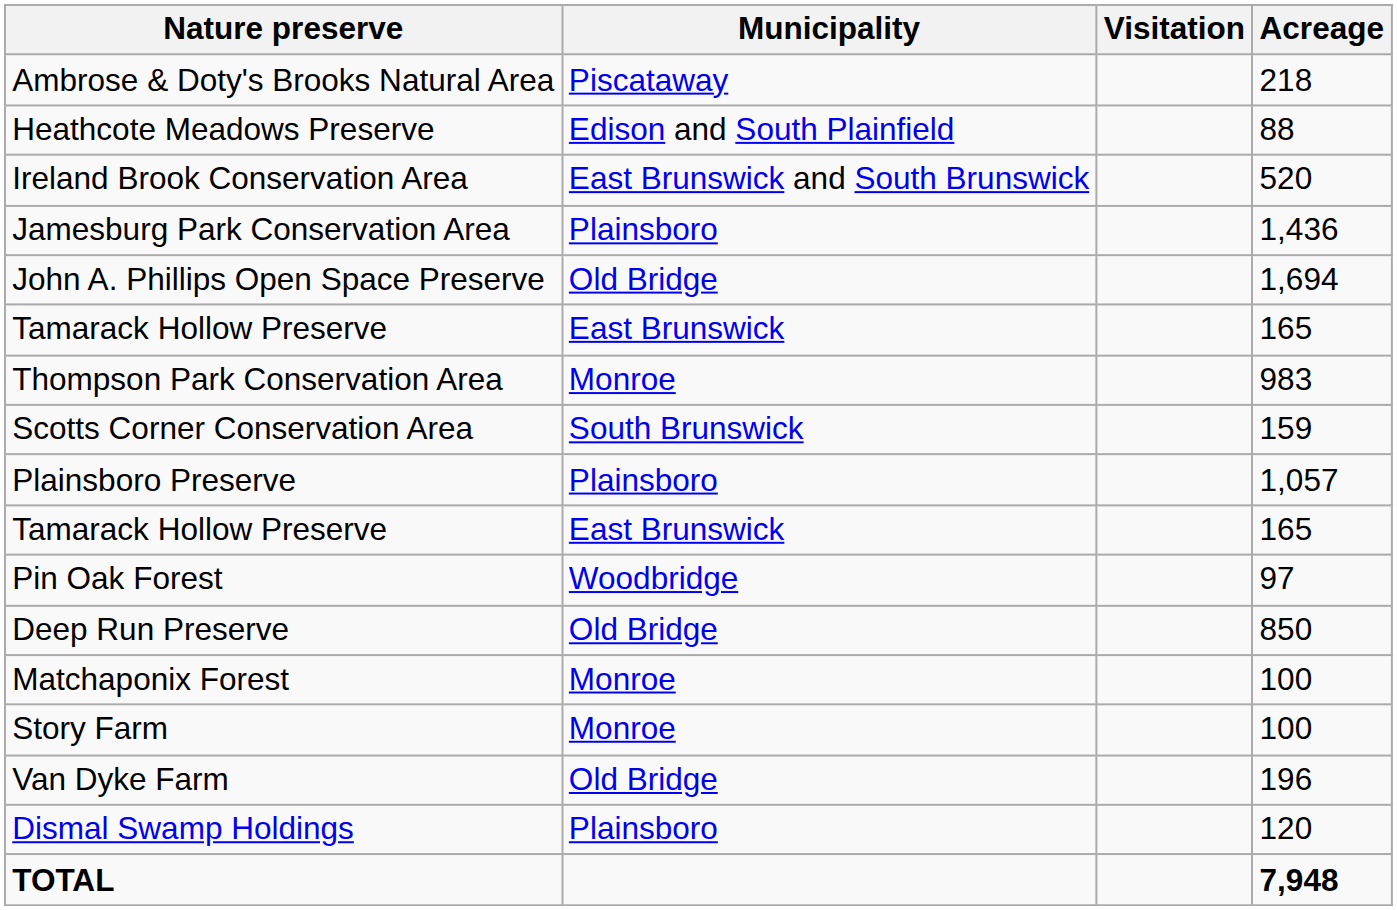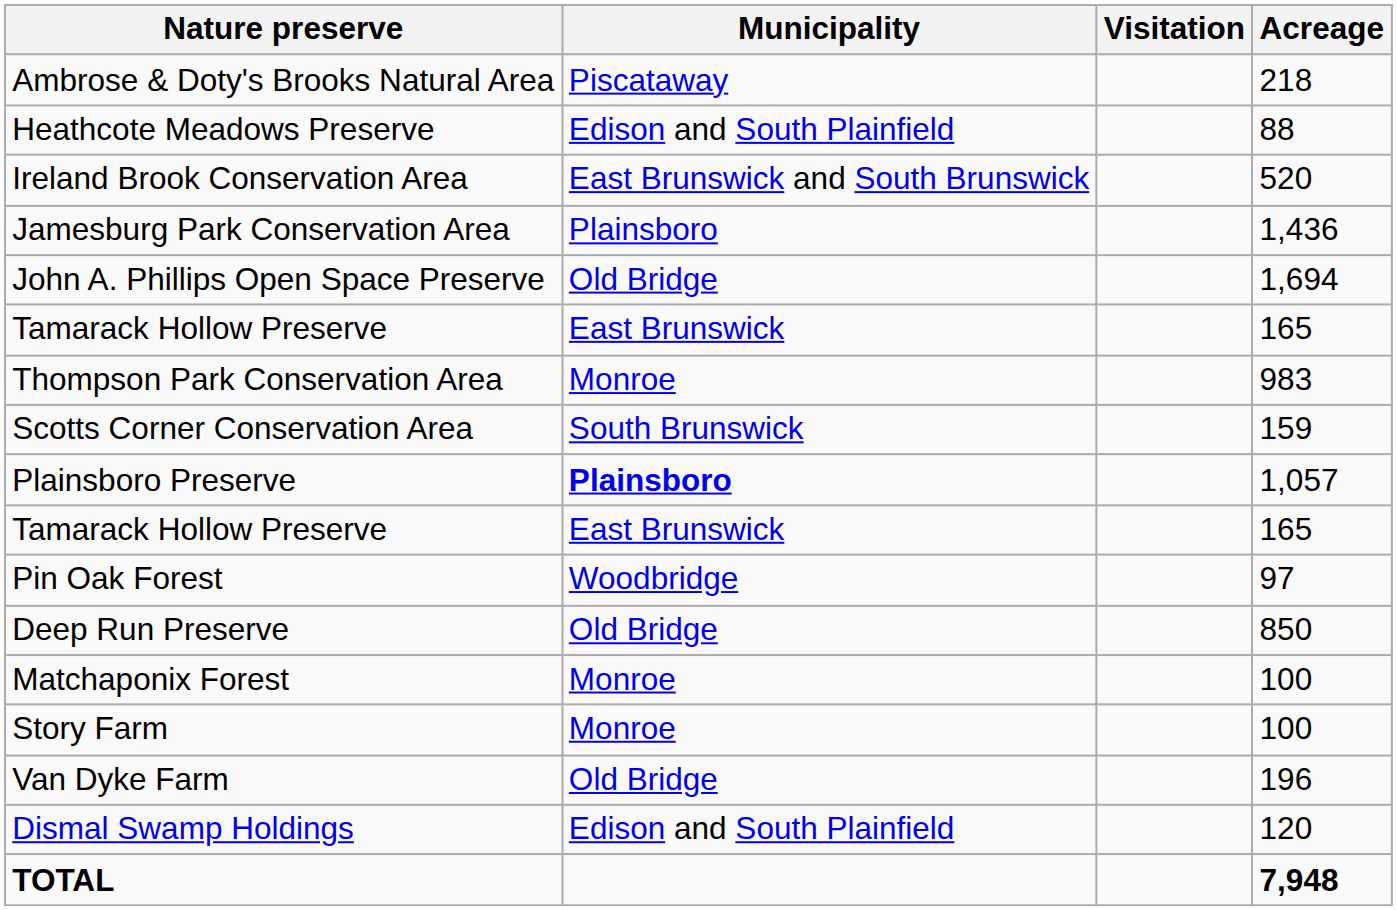(643, 479) normal -> (650, 479) bold
(643, 829) Plainsboro -> (762, 829) Edison and South Plainfield
